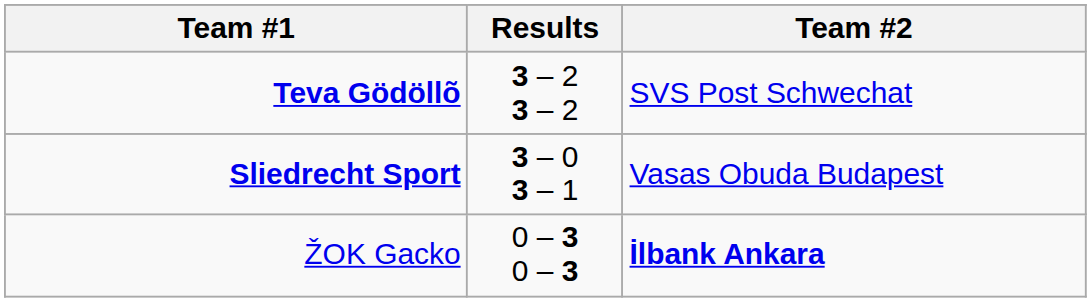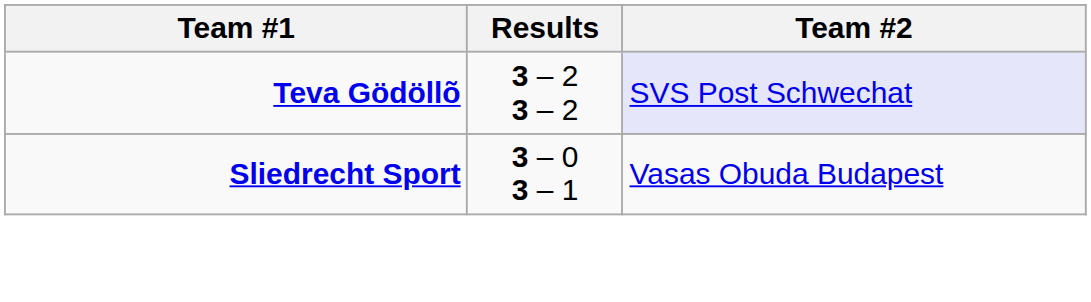(771, 92) no background -> (771, 92) lavender background
- row: (382, 254)
